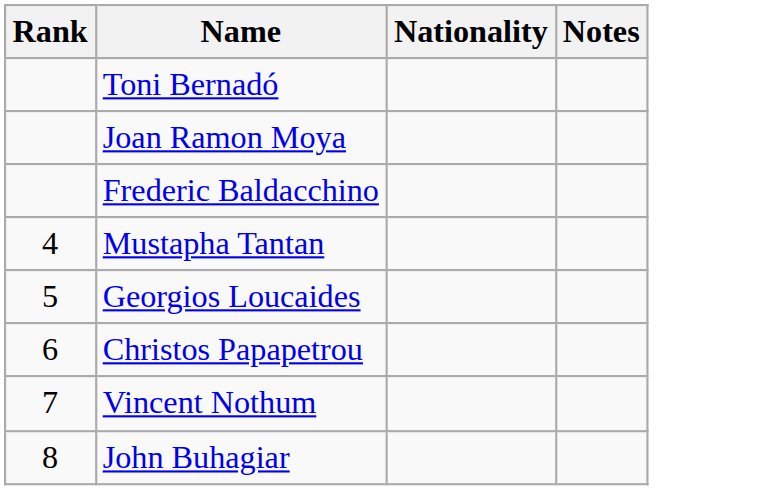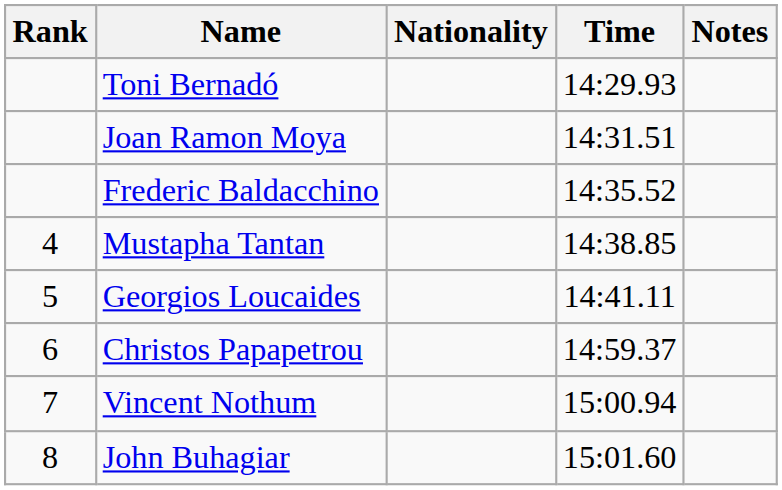+ column: (620, 31)
